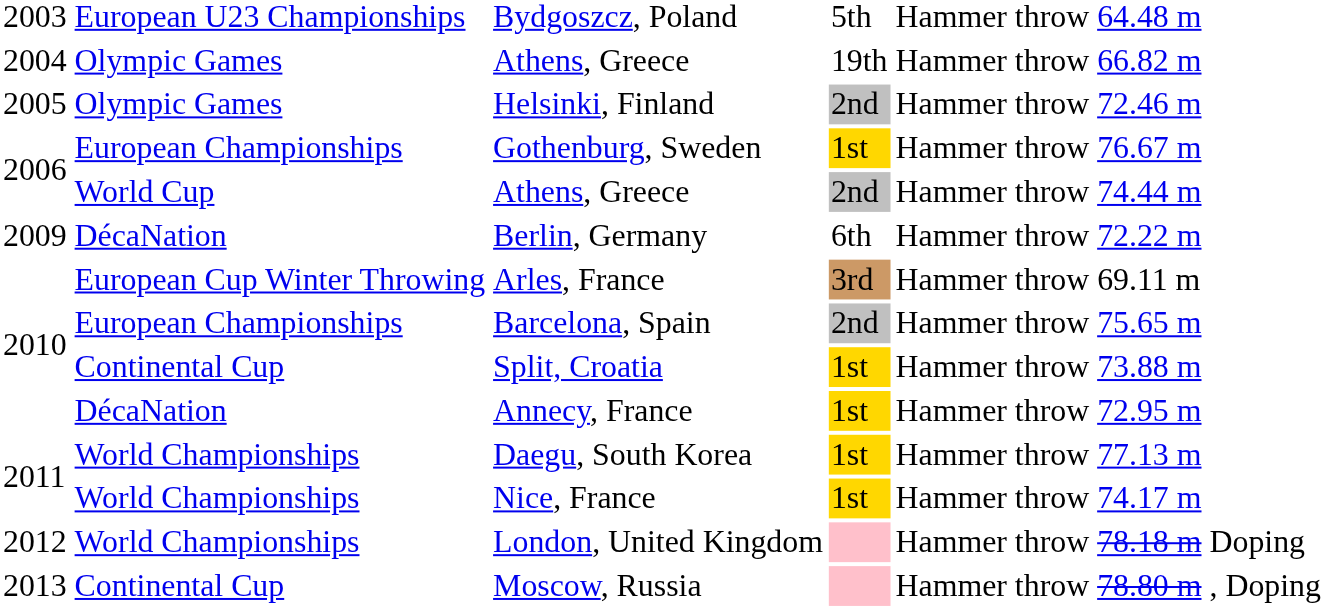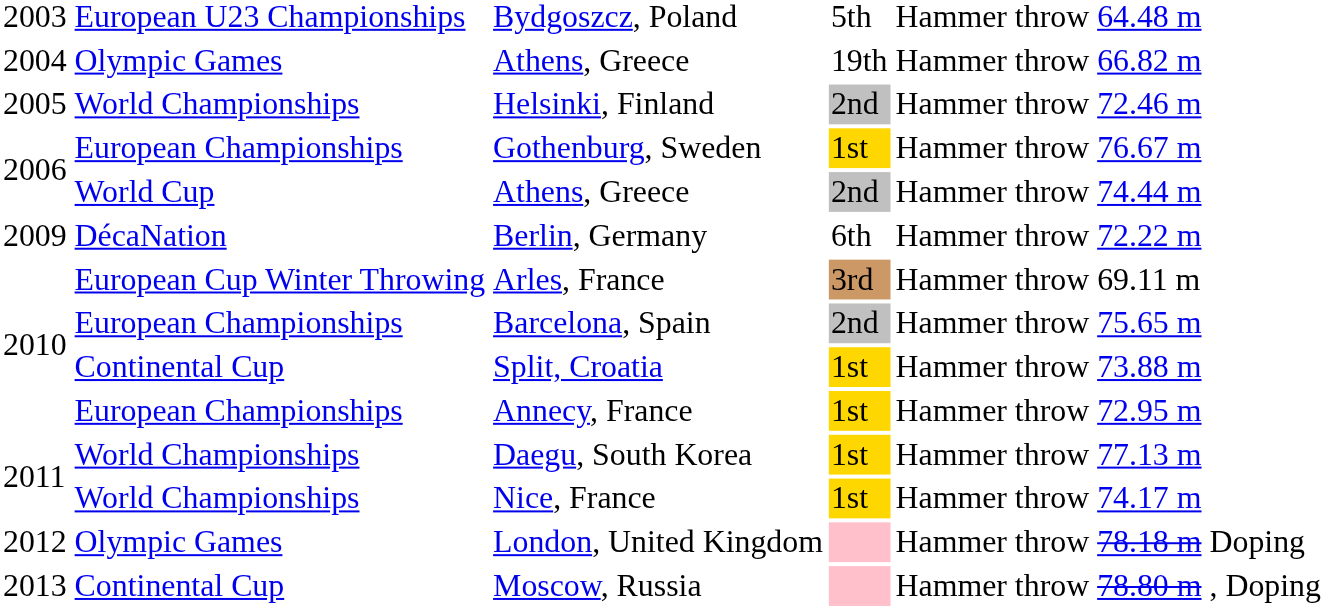(179, 103) Olympic Games -> (217, 103) World Championships
(151, 410) DécaNation -> (239, 410) European Championships
(217, 541) World Championships -> (179, 541) Olympic Games
